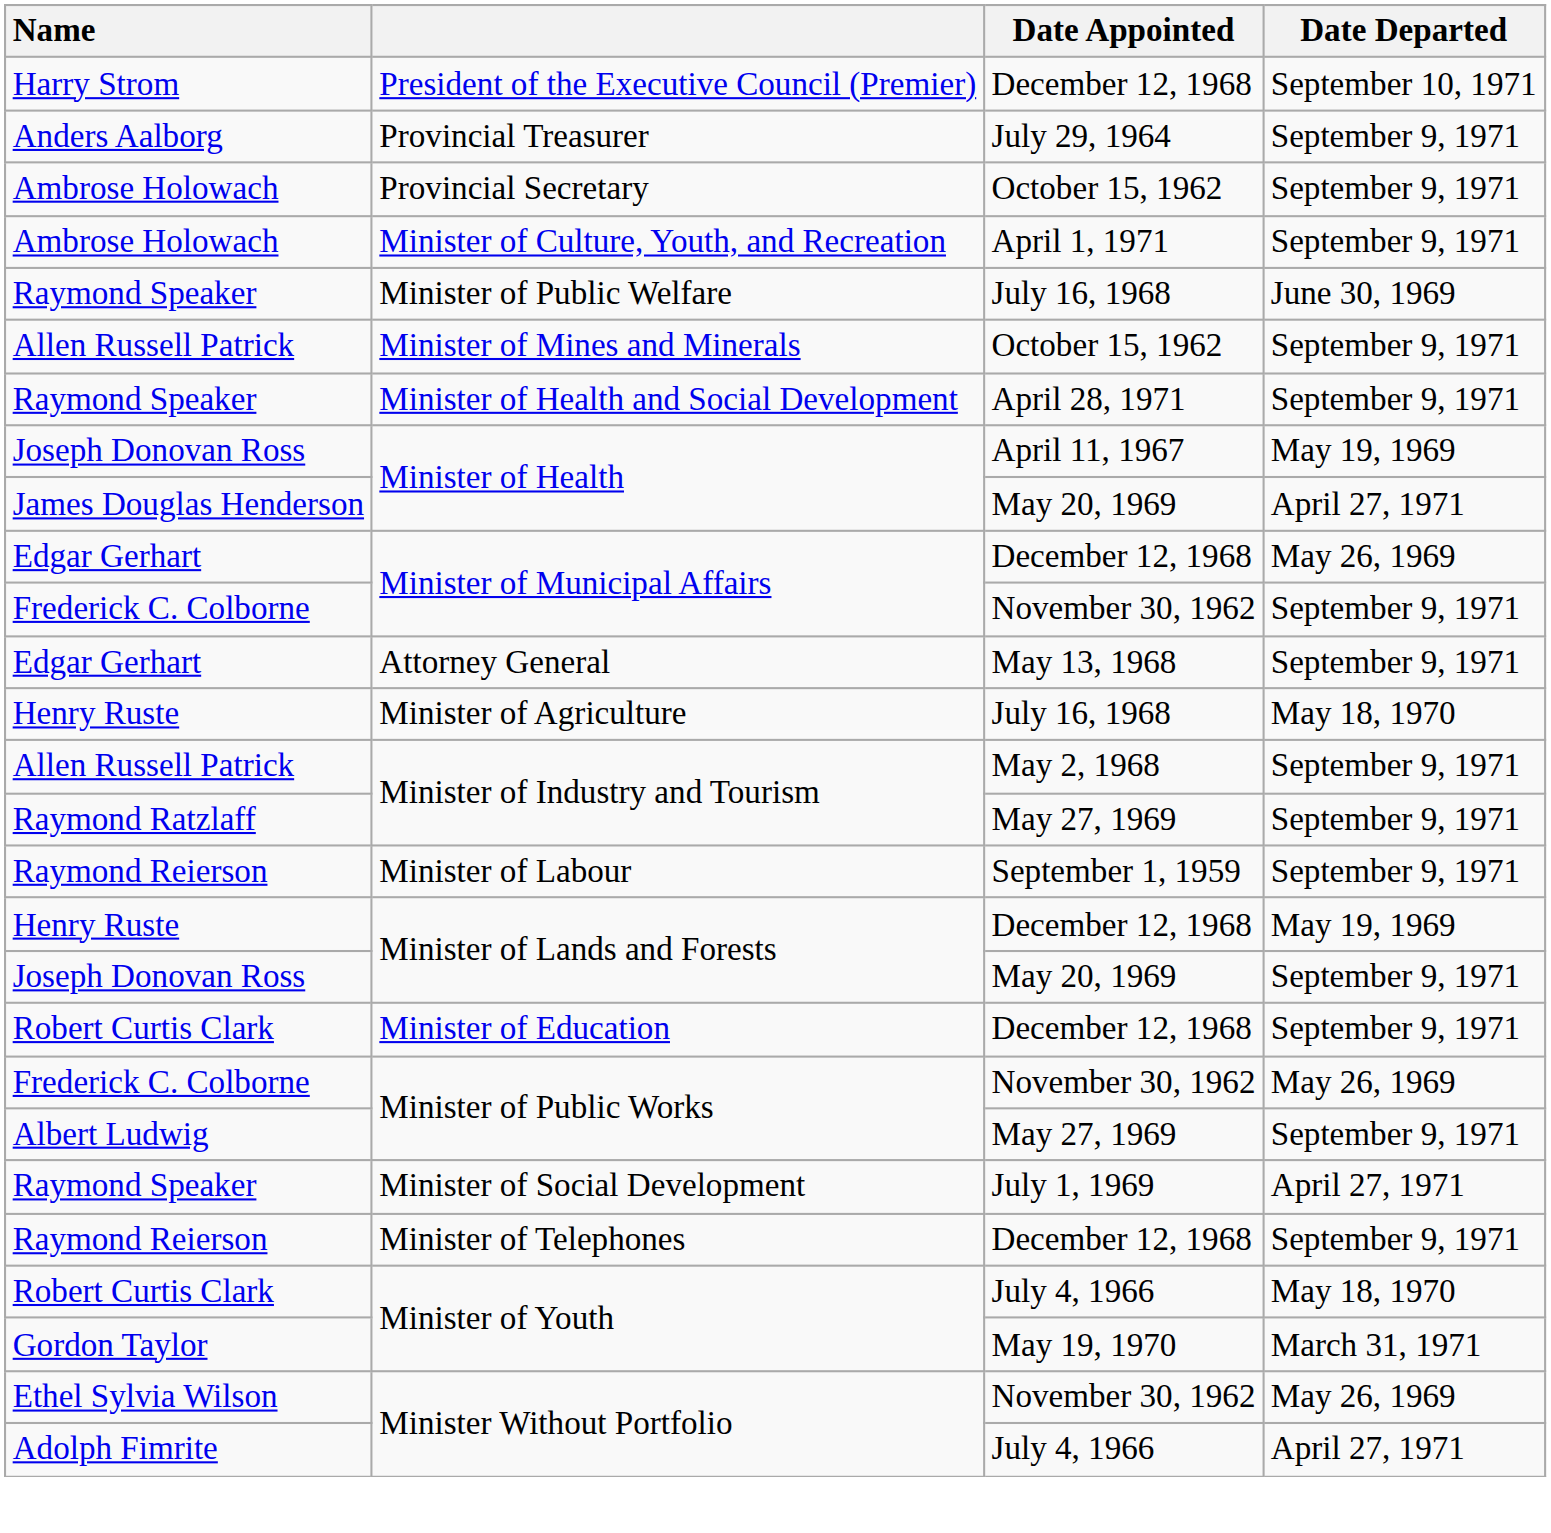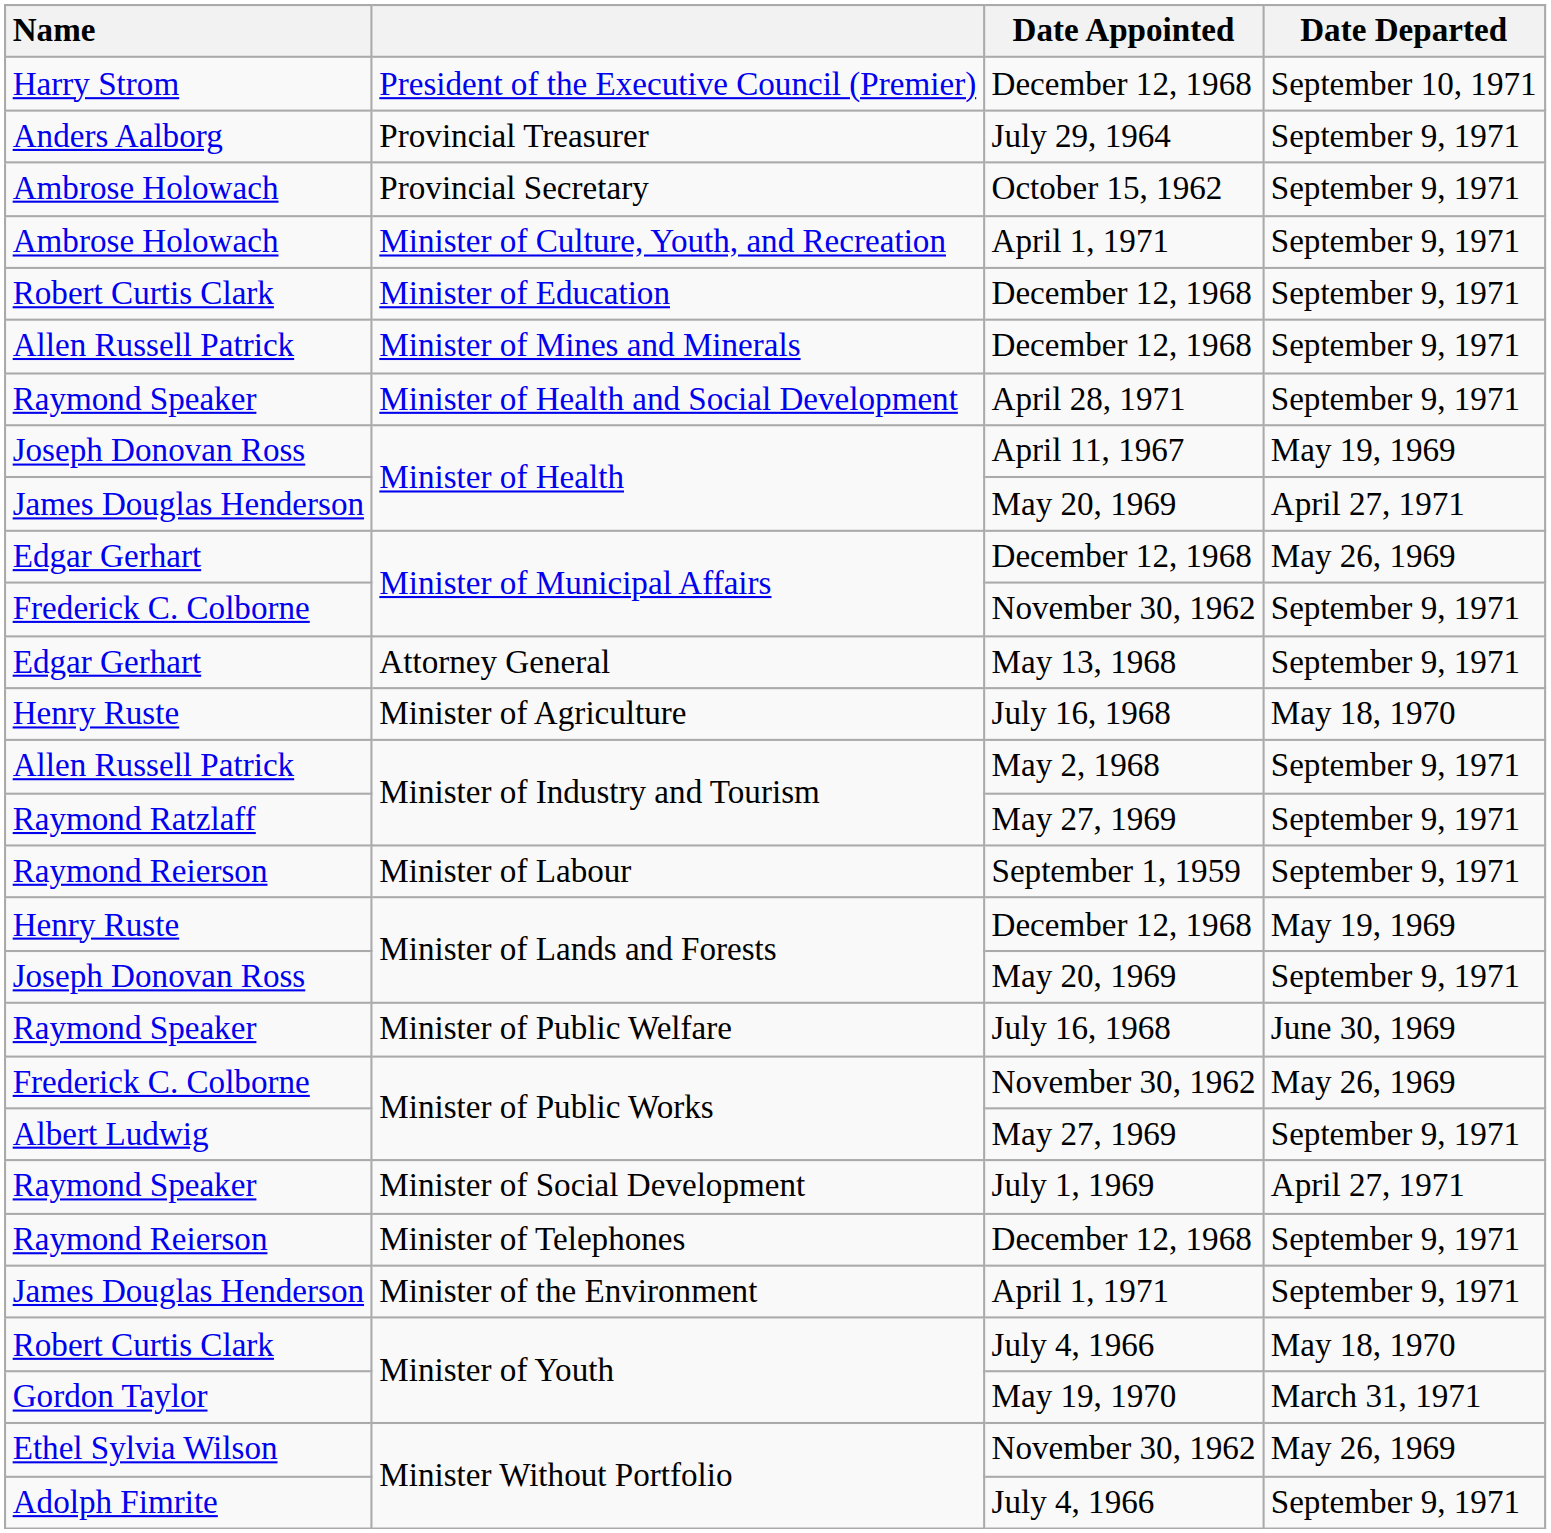rows swapped: (143, 1028) <-> (135, 293)
(1107, 345) October 15, 1962 -> (1122, 345) December 12, 1968
+ row: (188, 1291)
(1368, 1448) April 27, 1971 -> (1395, 1501) September 9, 1971
